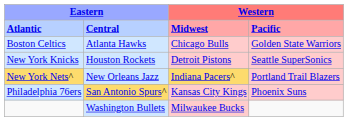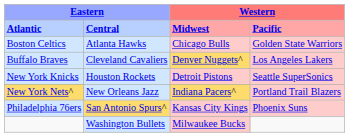+ row: (37, 60)
